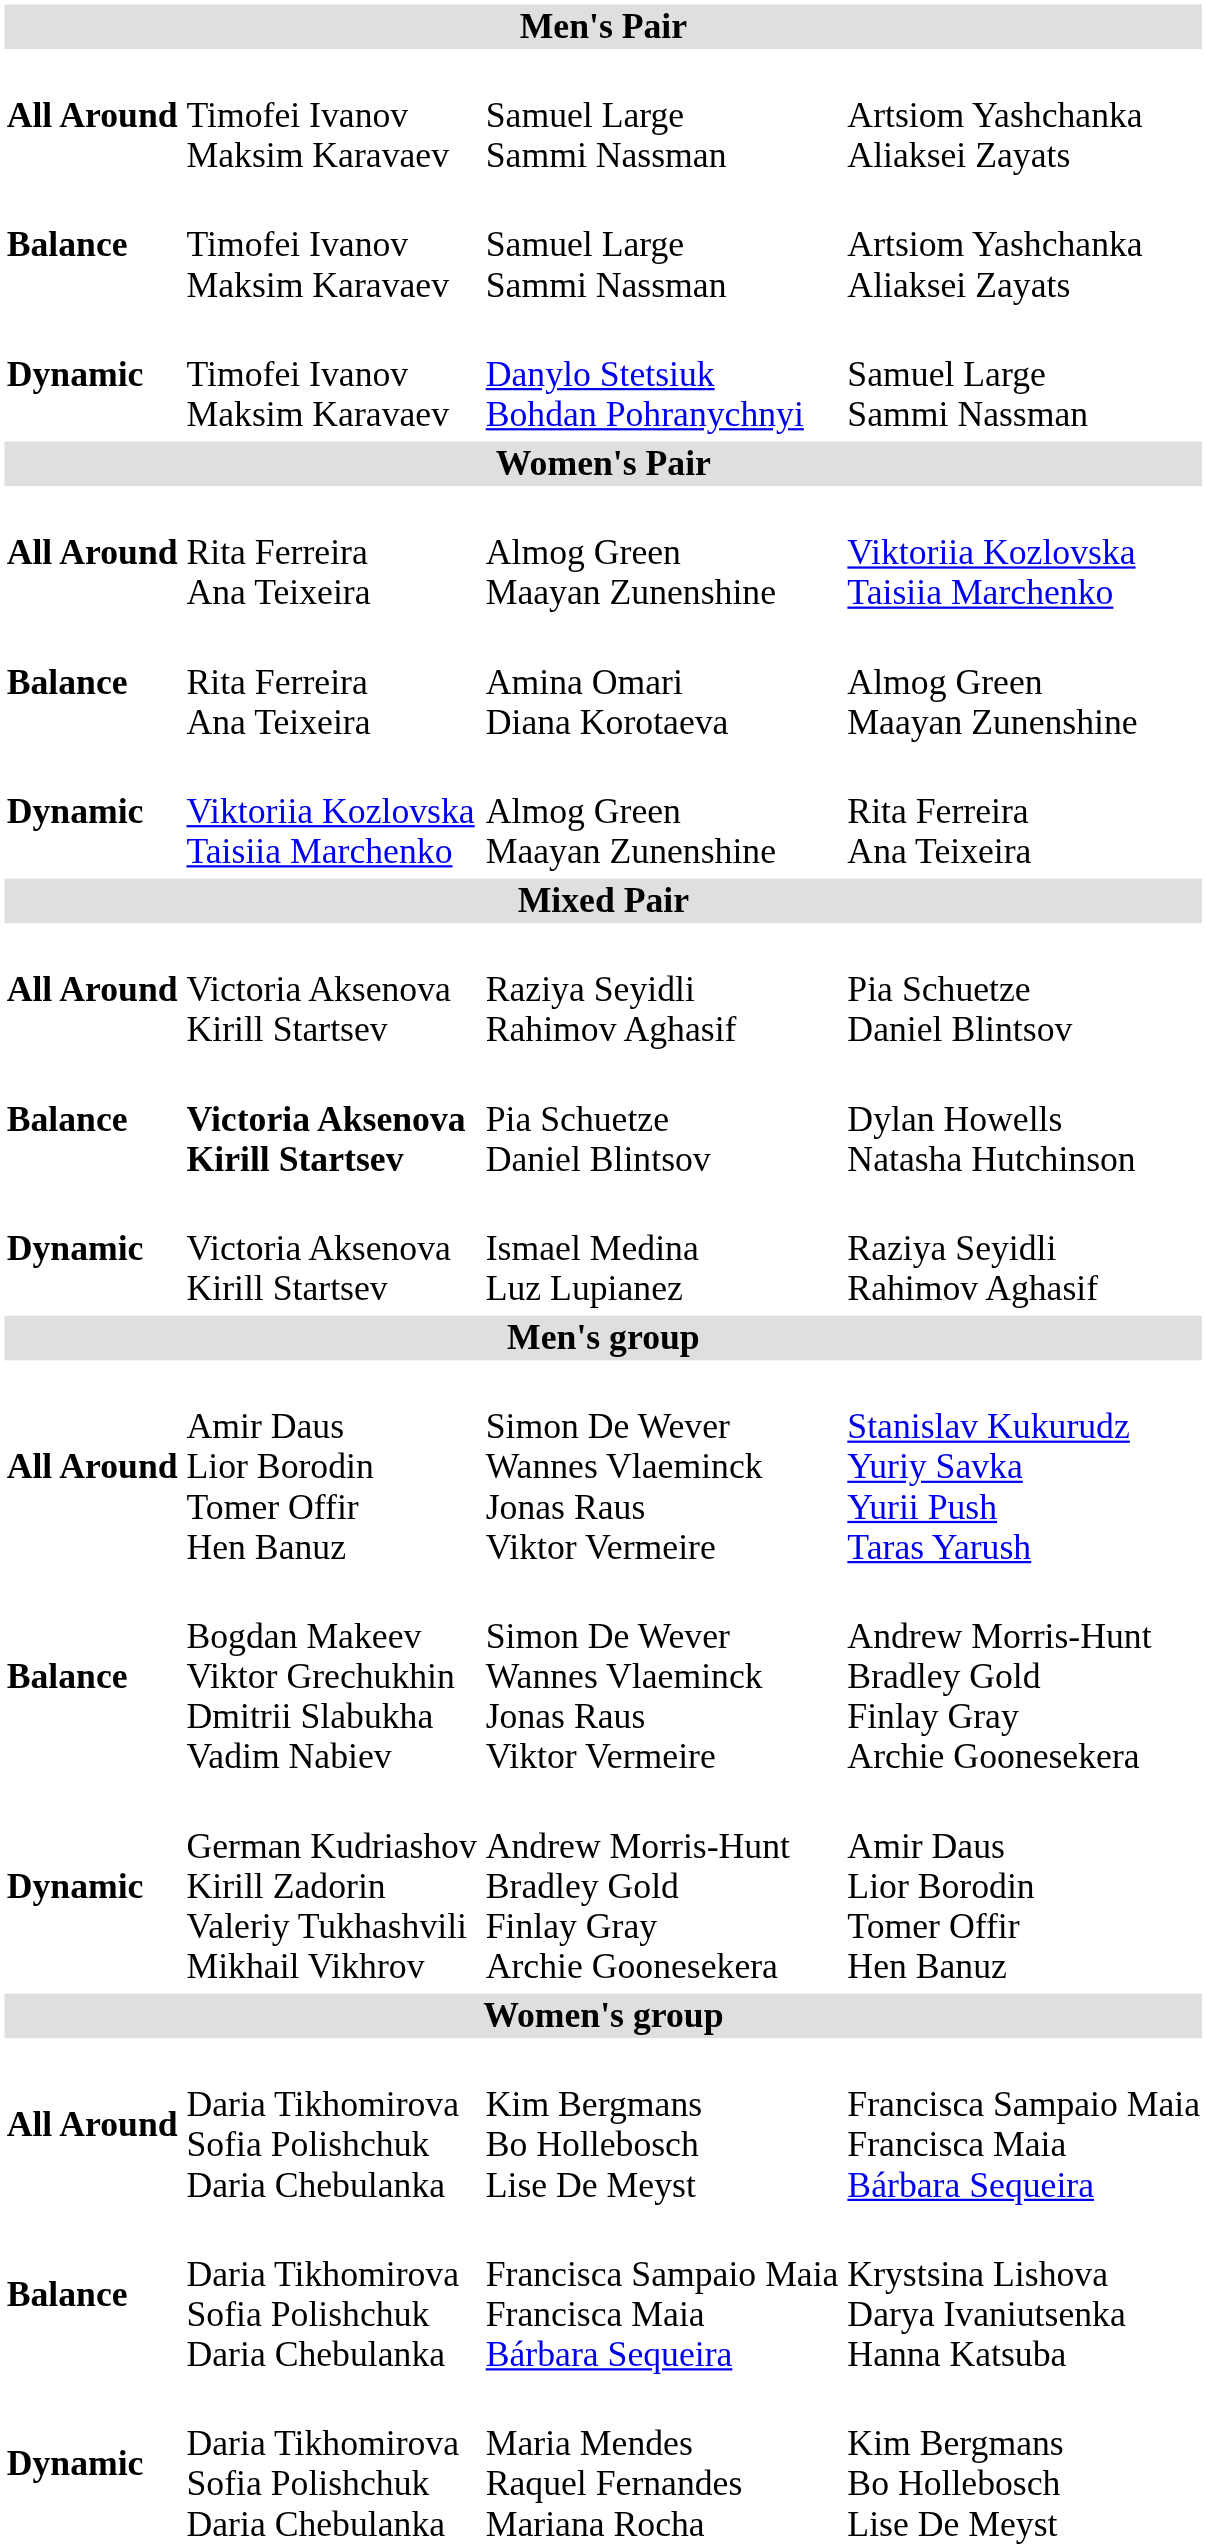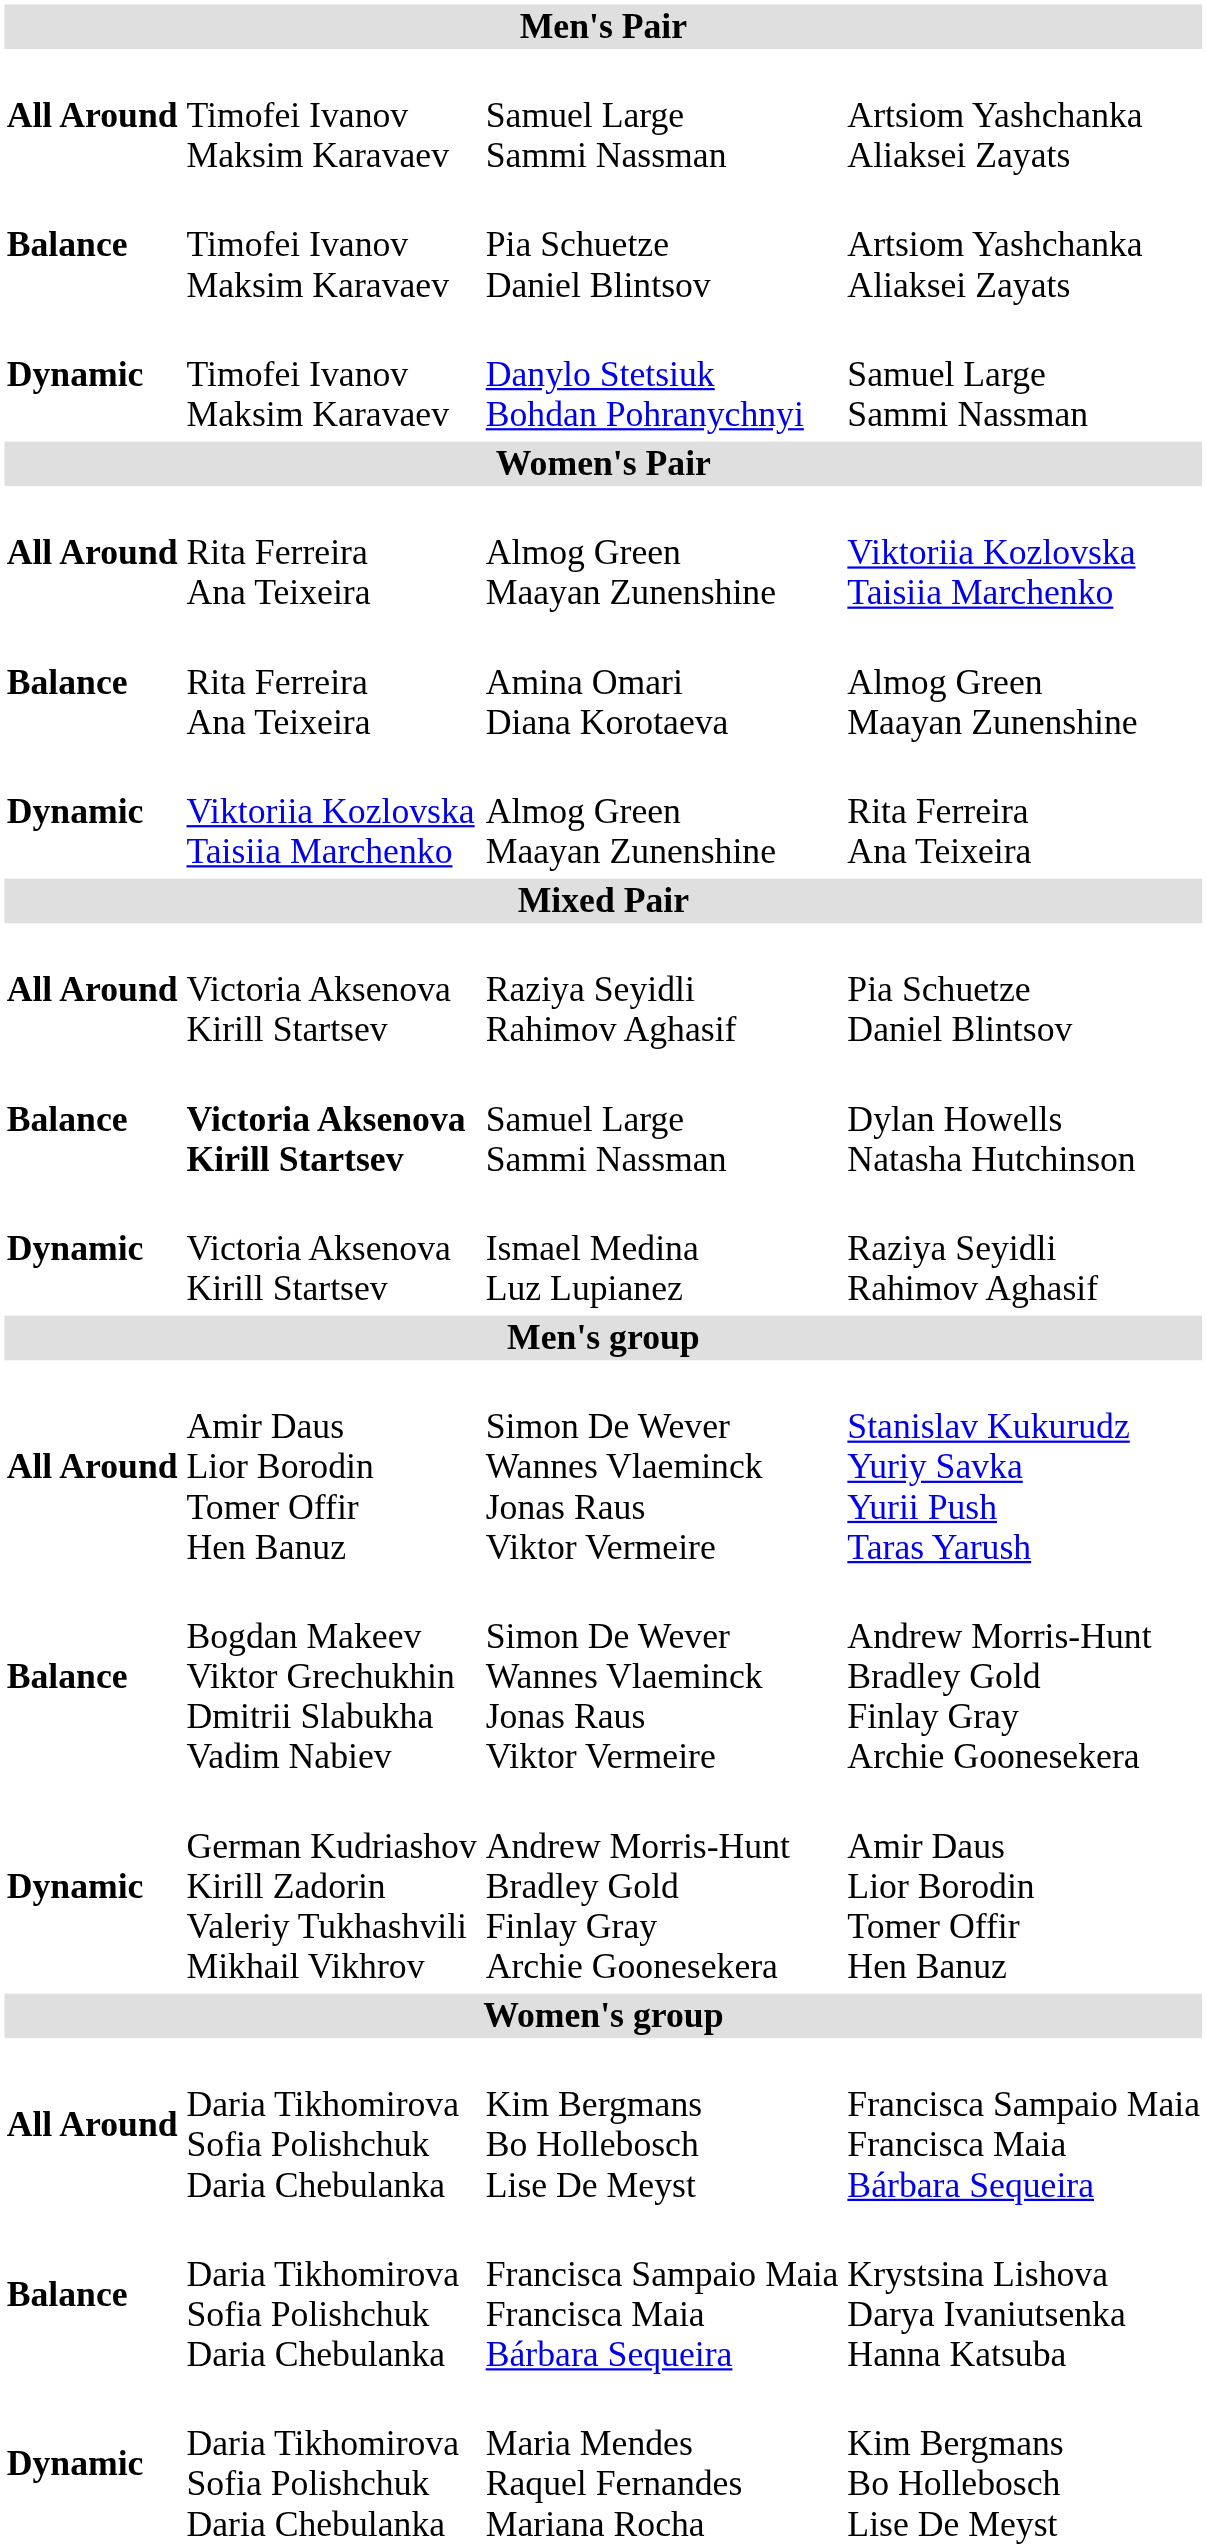(606, 264) Samuel Large Sammi Nassman -> (598, 264) Pia Schuetze Daniel Blintsov
(598, 1138) Pia Schuetze Daniel Blintsov -> (606, 1138) Samuel Large Sammi Nassman
